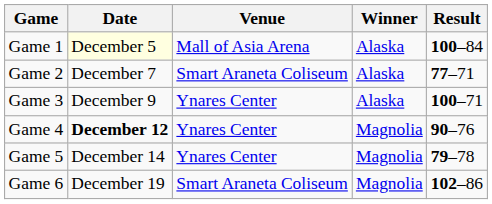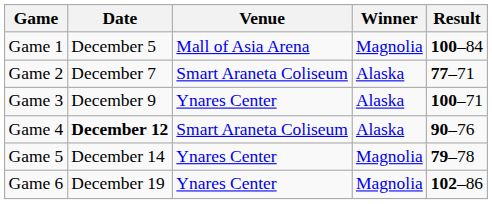(114, 45) lightyellow background -> (114, 45) no background
(380, 45) Alaska -> (389, 45) Magnolia
(226, 128) Ynares Center -> (262, 128) Smart Araneta Coliseum
(389, 128) Magnolia -> (380, 128) Alaska
(262, 184) Smart Araneta Coliseum -> (226, 184) Ynares Center
